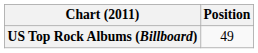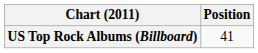(227, 36) 49 -> (227, 36) 41
